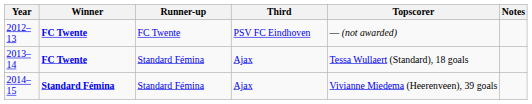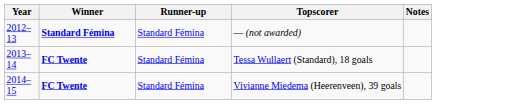- column: (279, 12)
(64, 33) FC Twente -> (78, 33) Standard Fémina
(159, 33) FC Twente -> (171, 33) Standard Fémina
(78, 86) Standard Fémina -> (64, 86) FC Twente
